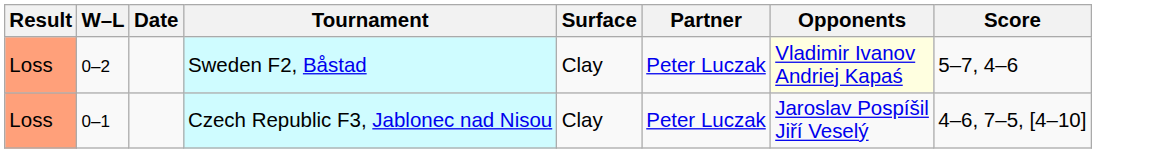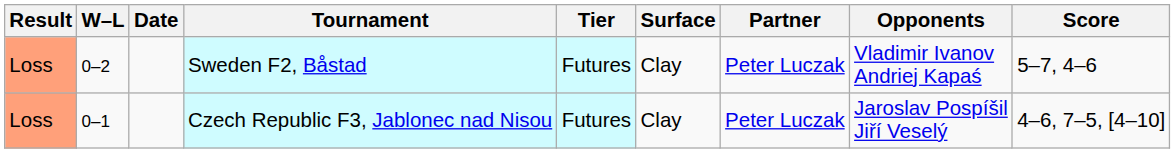+ column: (596, 20)
(845, 64) lightyellow background -> (924, 64) no background
